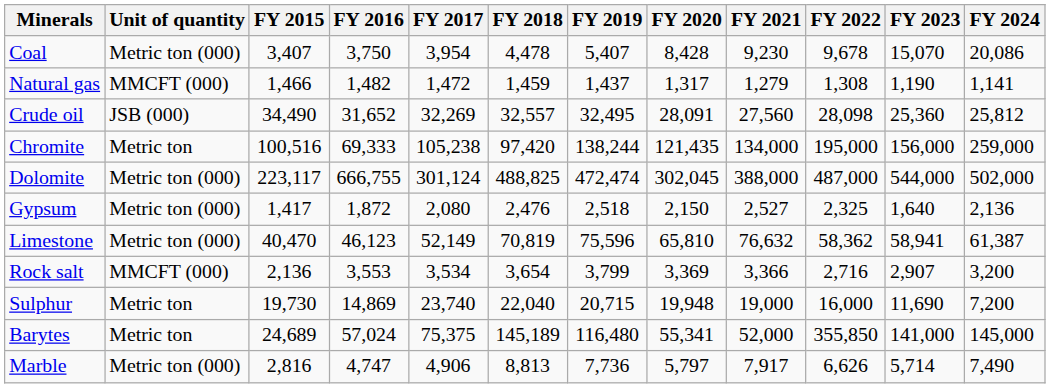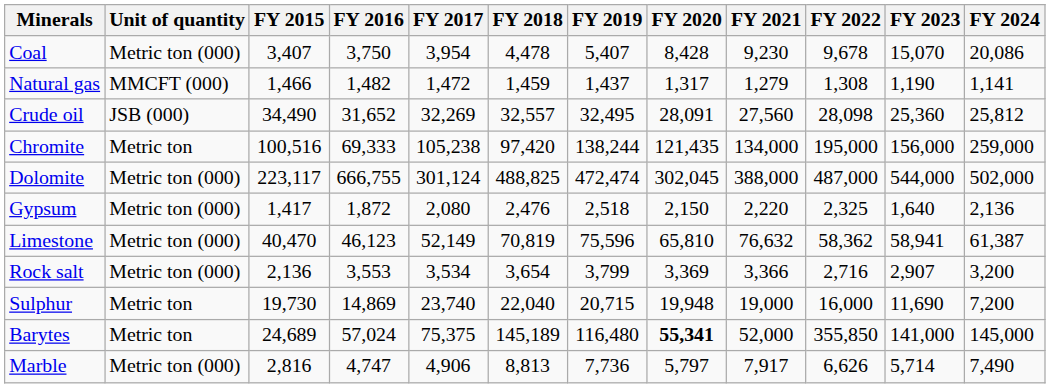(766, 209) 2,527 -> (766, 209) 2,220
(169, 271) MMCFT (000) -> (175, 271) Metric ton (000)
(687, 334) normal -> (687, 334) bold
